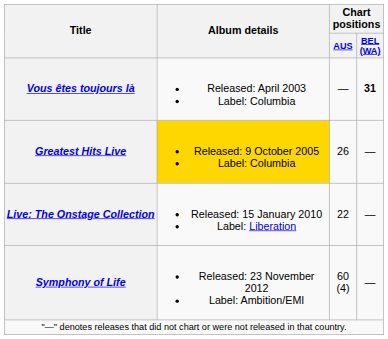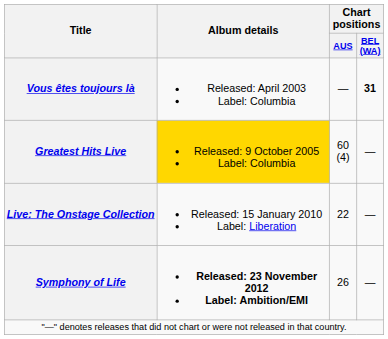(343, 151) 26 -> (343, 151) 60 (4)
(243, 289) normal -> (243, 289) bold
(343, 282) 60 (4) -> (343, 282) 26
